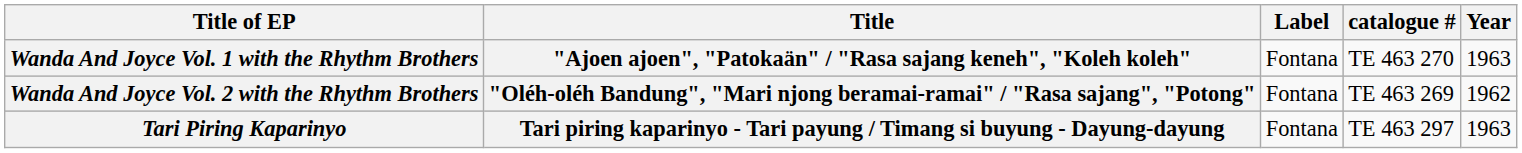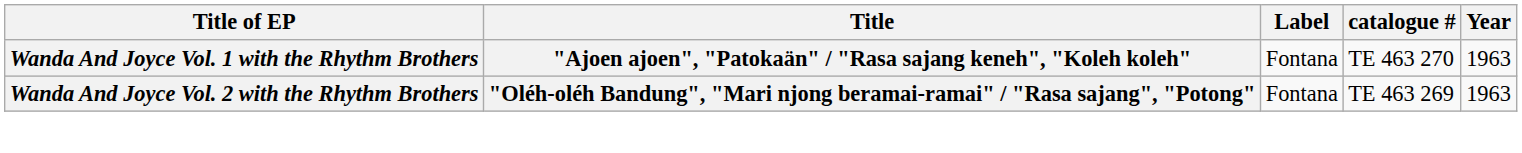(1489, 93) 1962 -> (1489, 93) 1963
- row: (244, 128)
